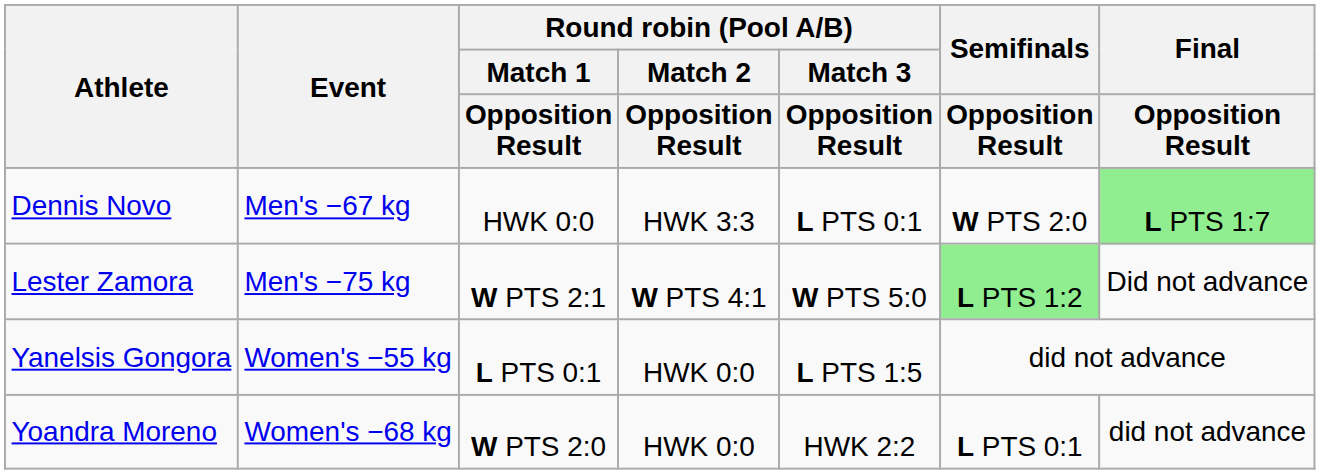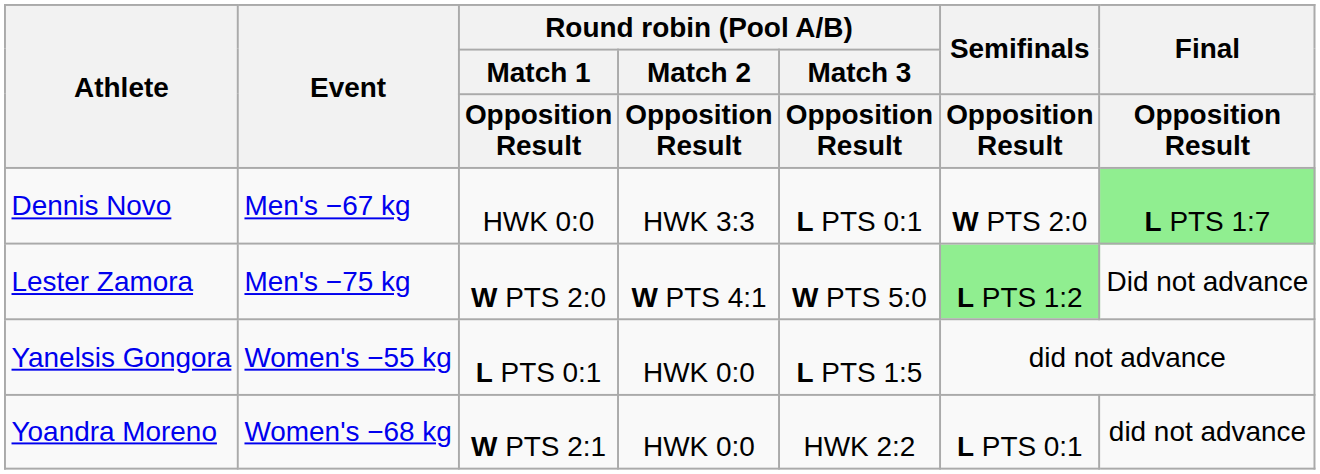(539, 297) W PTS 2:1 -> (539, 297) W PTS 2:0
(539, 447) W PTS 2:0 -> (539, 447) W PTS 2:1
